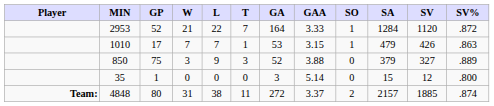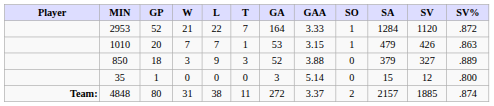(156, 45) 17 -> (156, 45) 20
(156, 61) 75 -> (156, 61) 18
